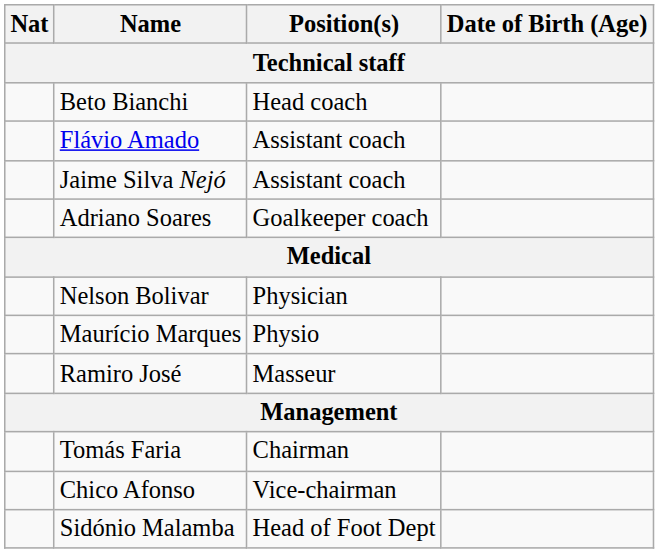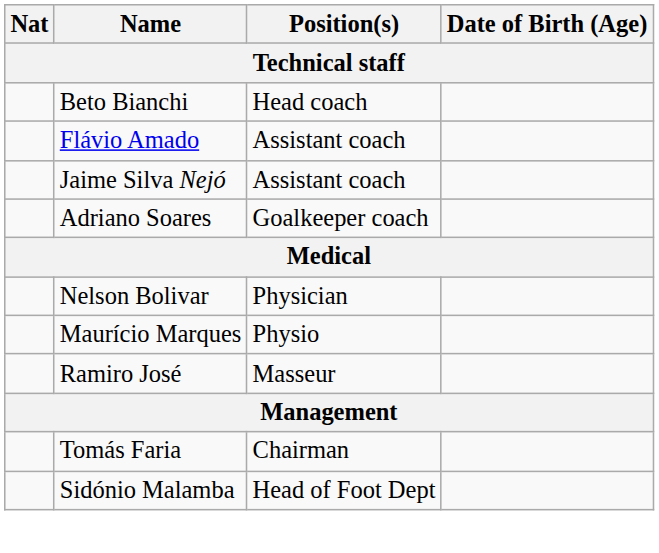- row: (127, 489)
